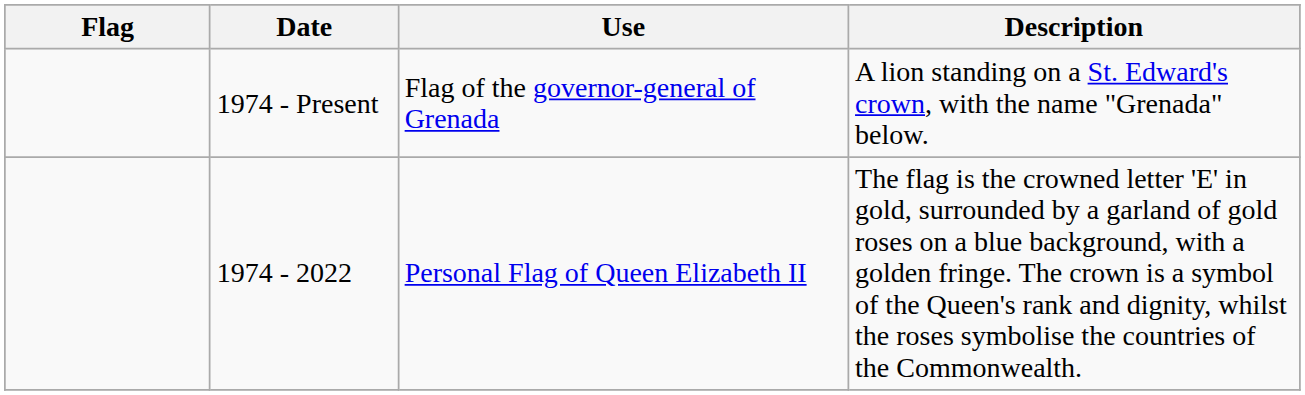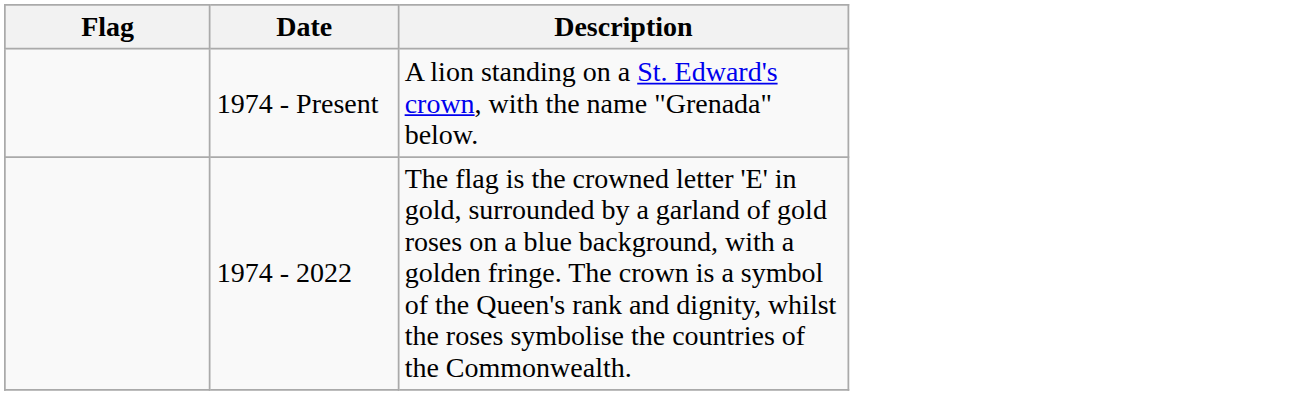- column: (623, 26)
